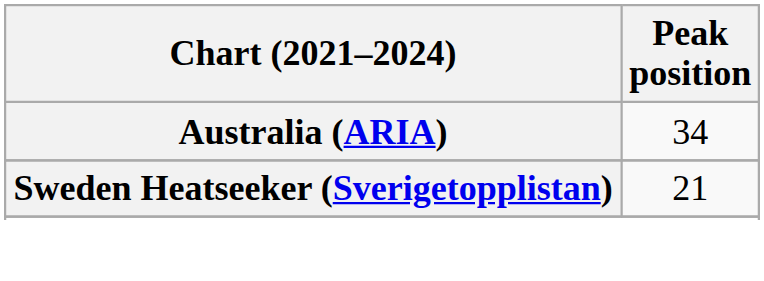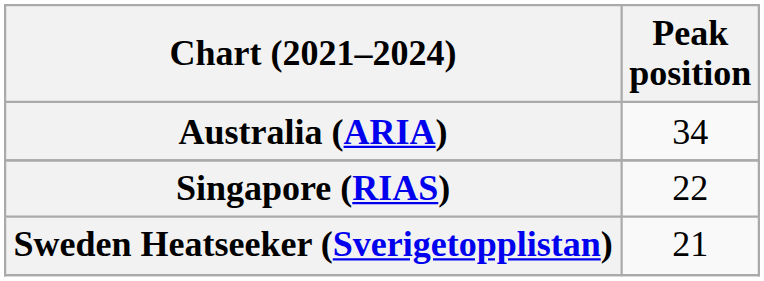+ row: (313, 187)
